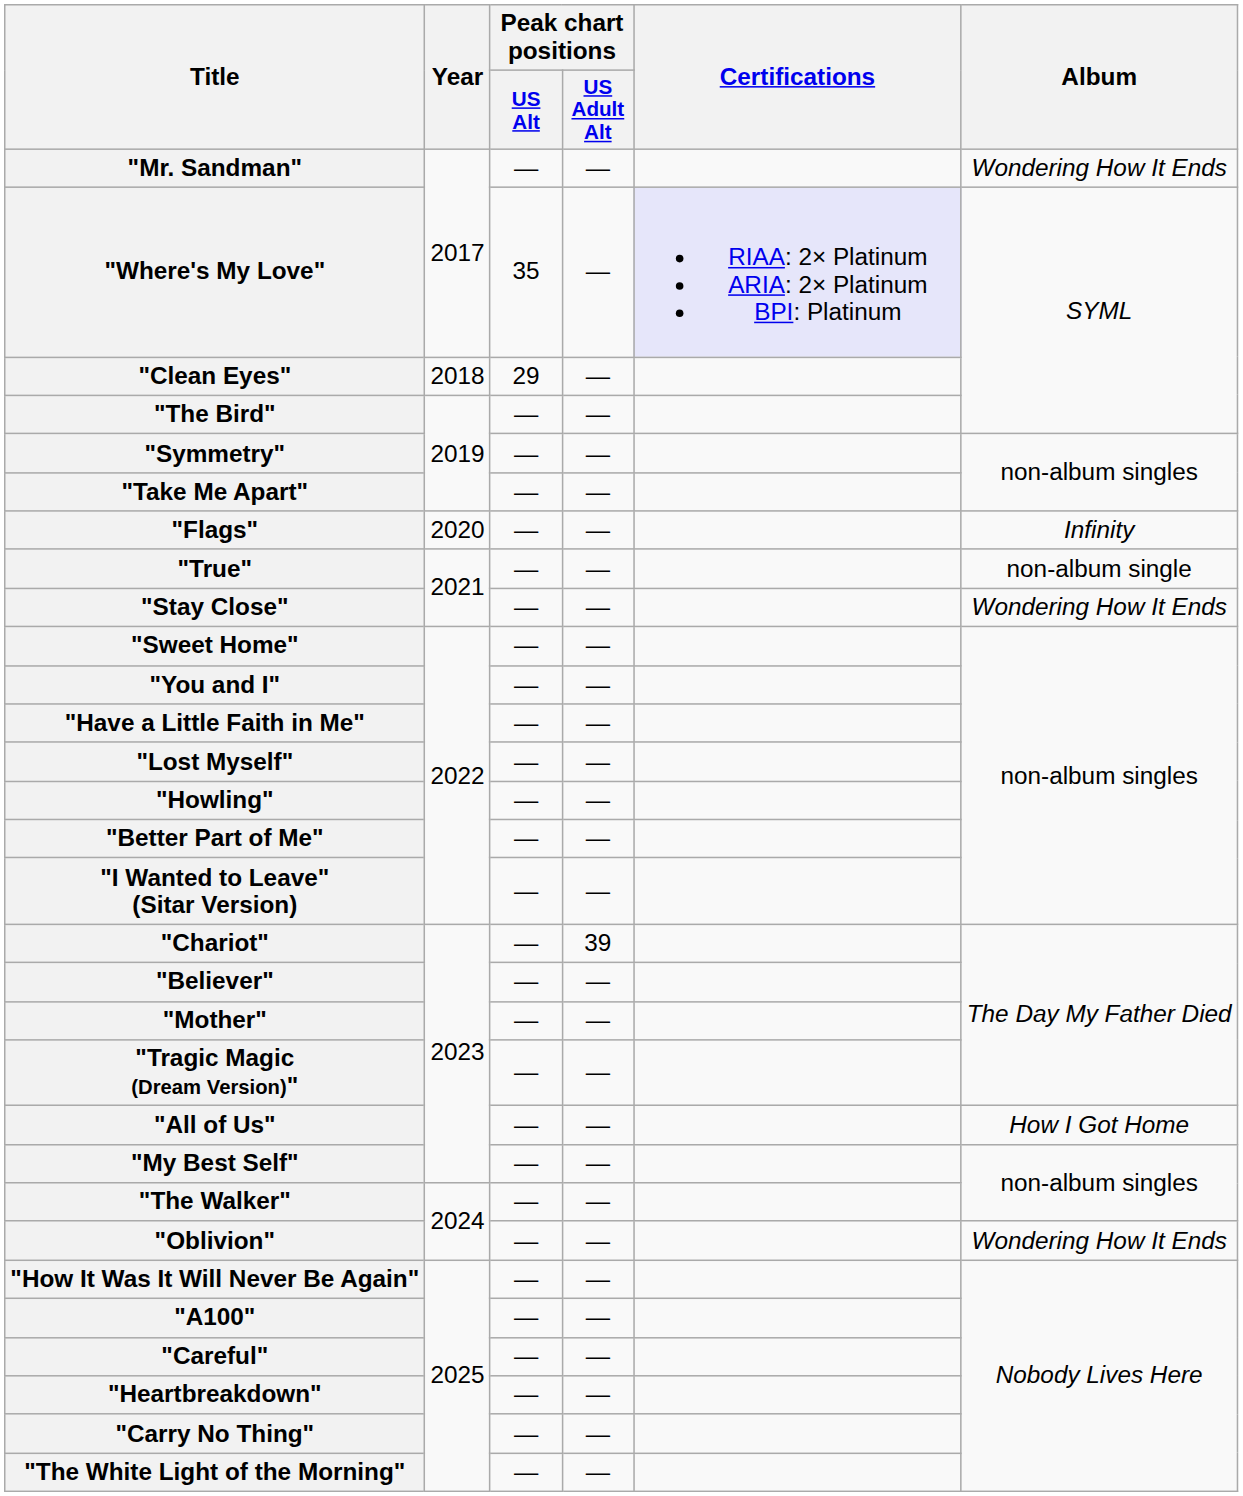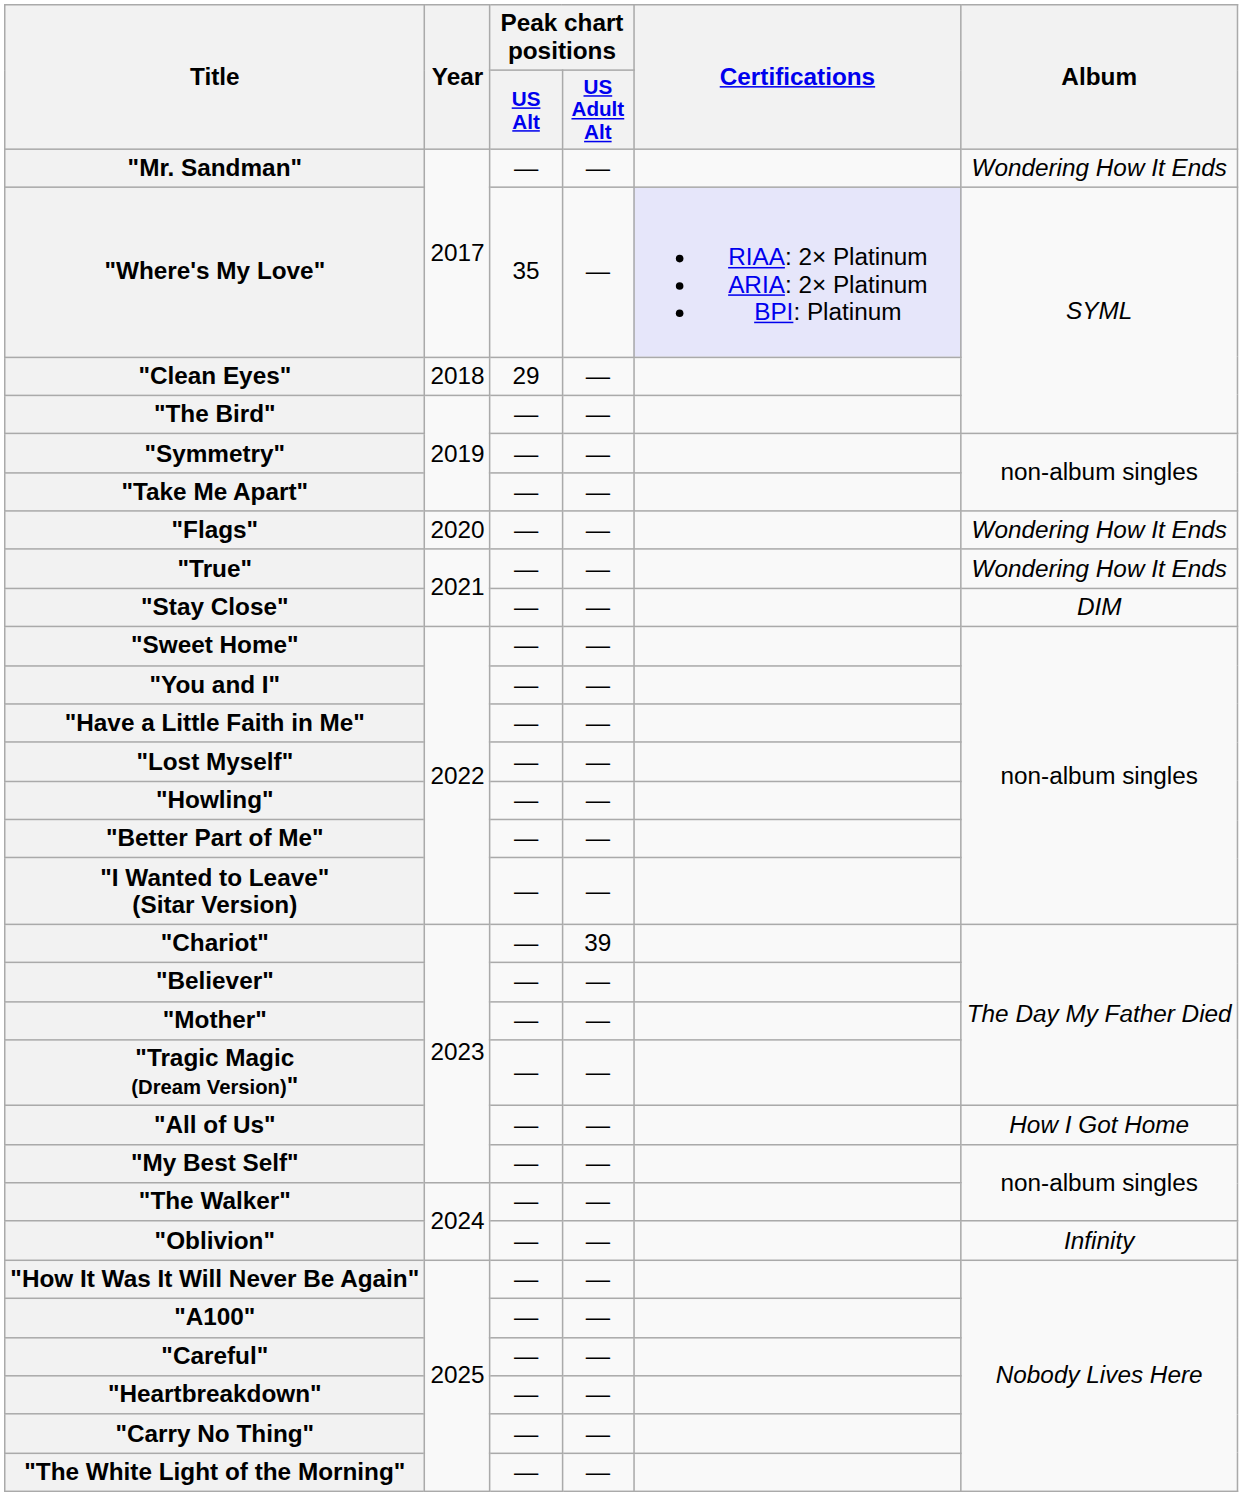(1099, 530) Infinity -> (1099, 530) Wondering How It Ends
(1099, 568) non-album single -> (1099, 568) Wondering How It Ends
(1099, 607) Wondering How It Ends -> (1099, 607) DIM
(1099, 1240) Wondering How It Ends -> (1099, 1240) Infinity
